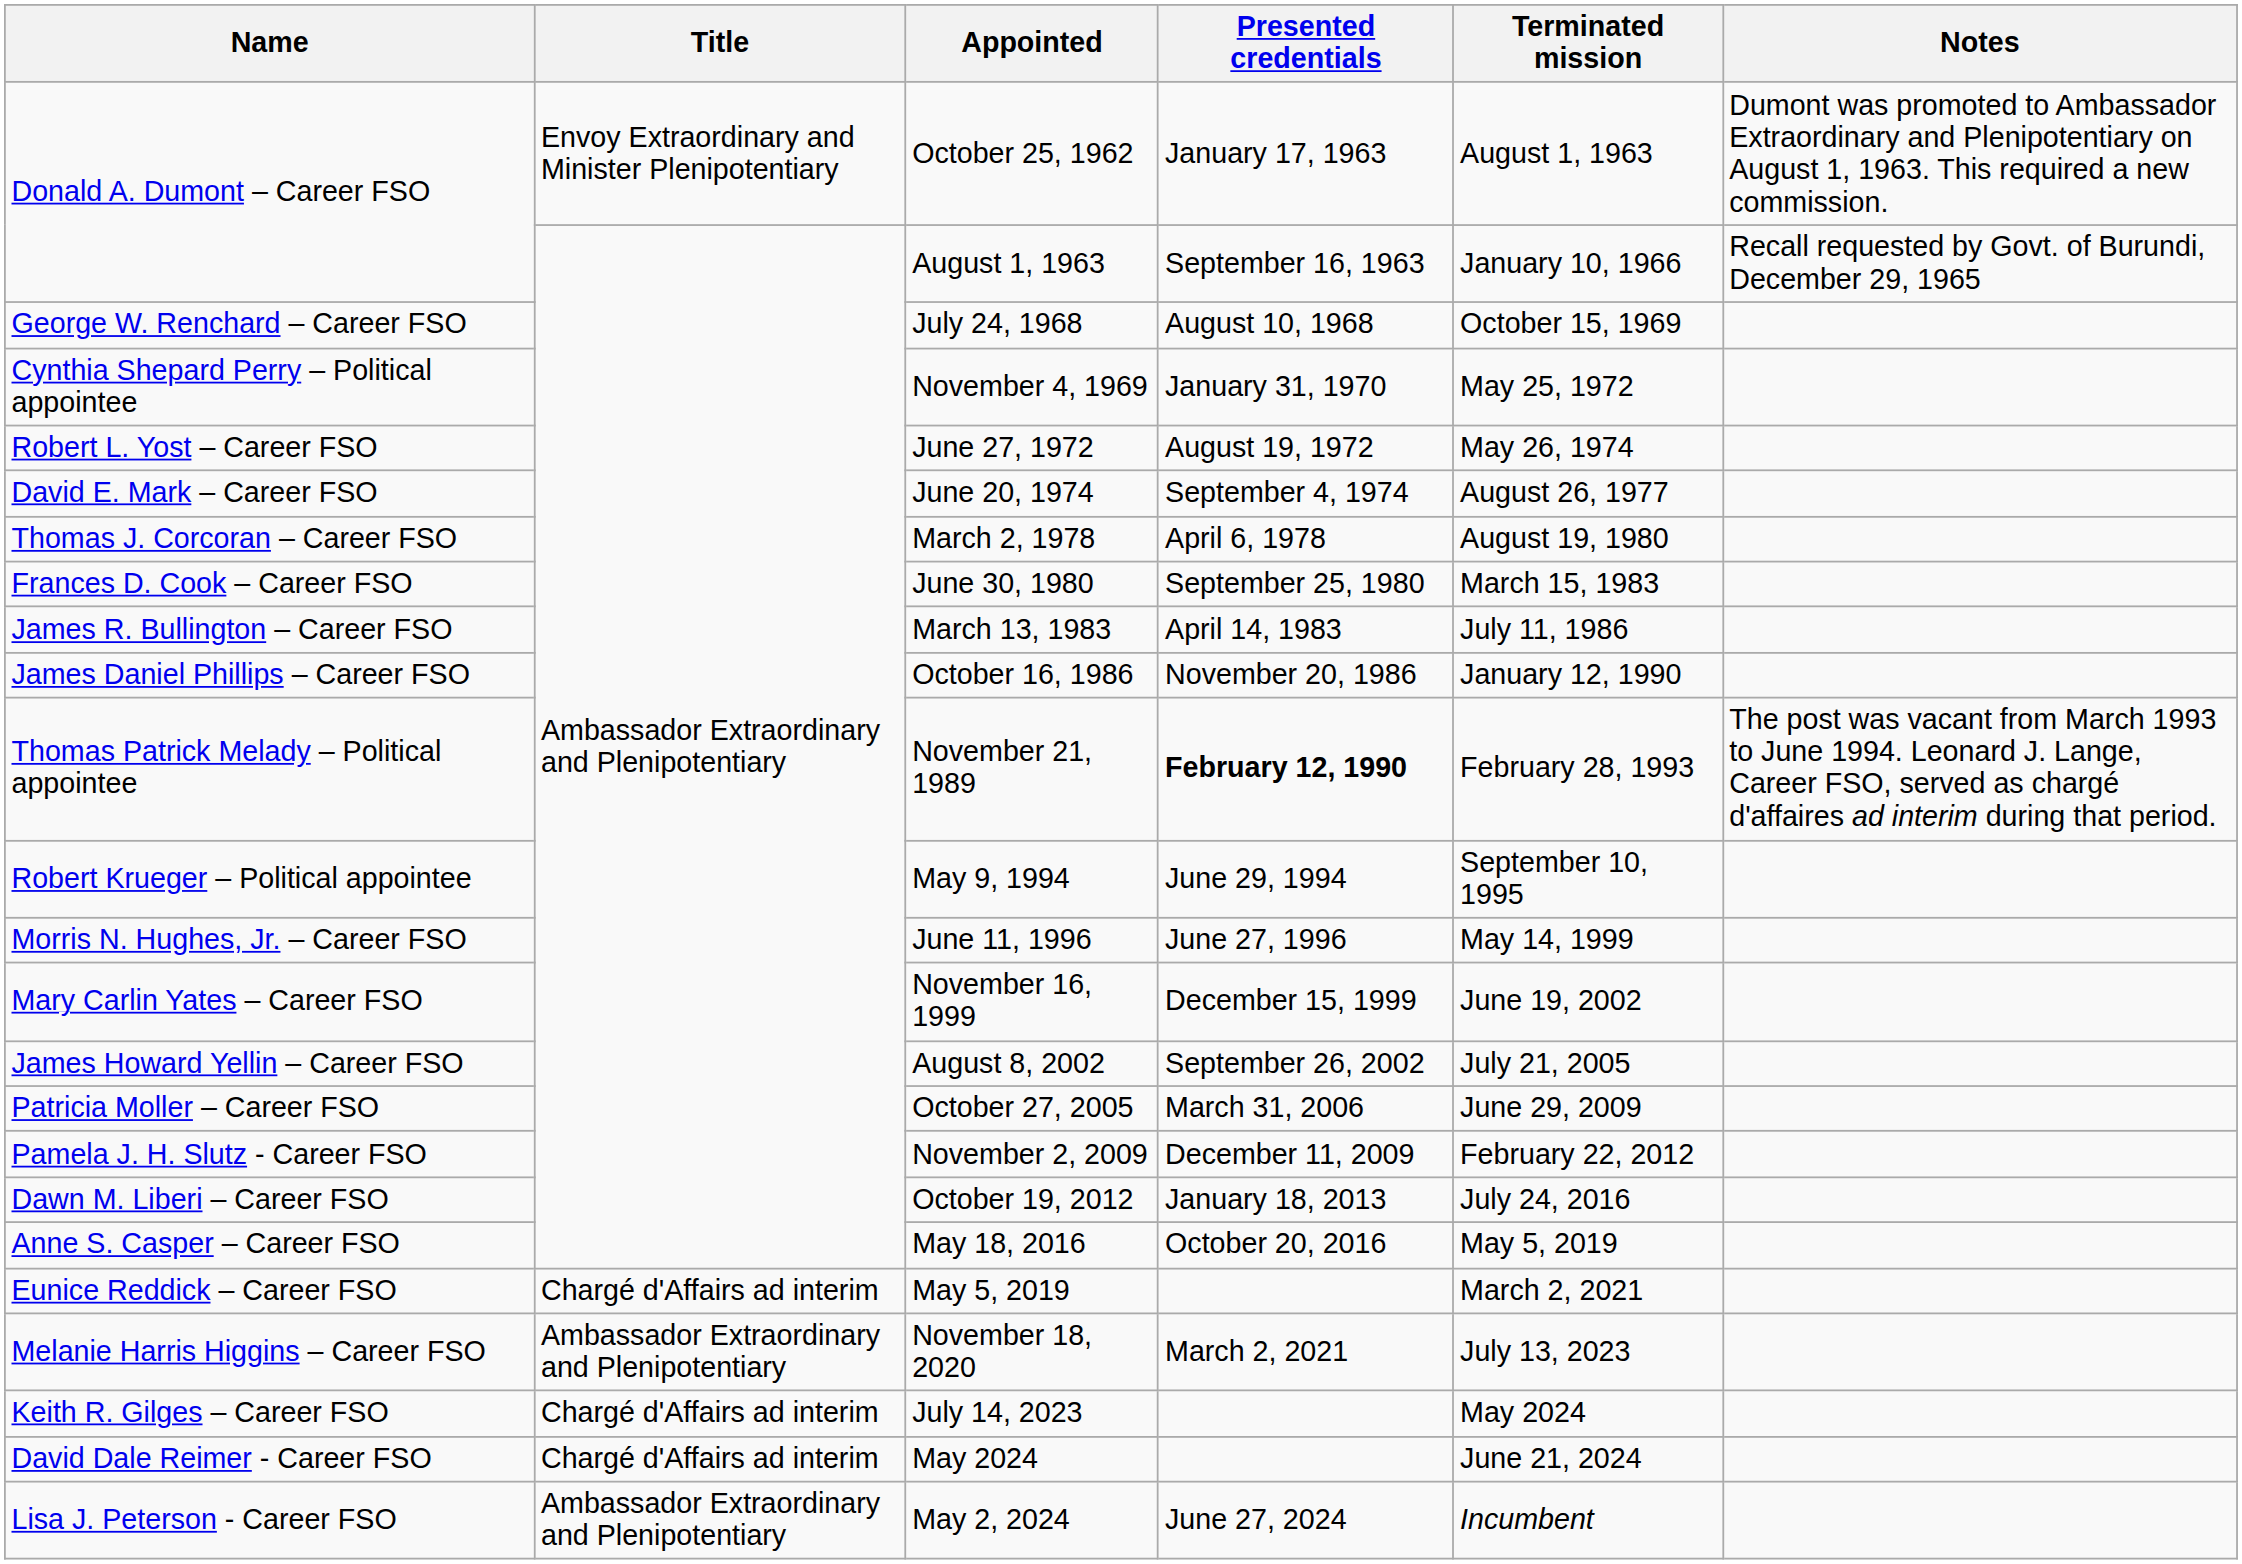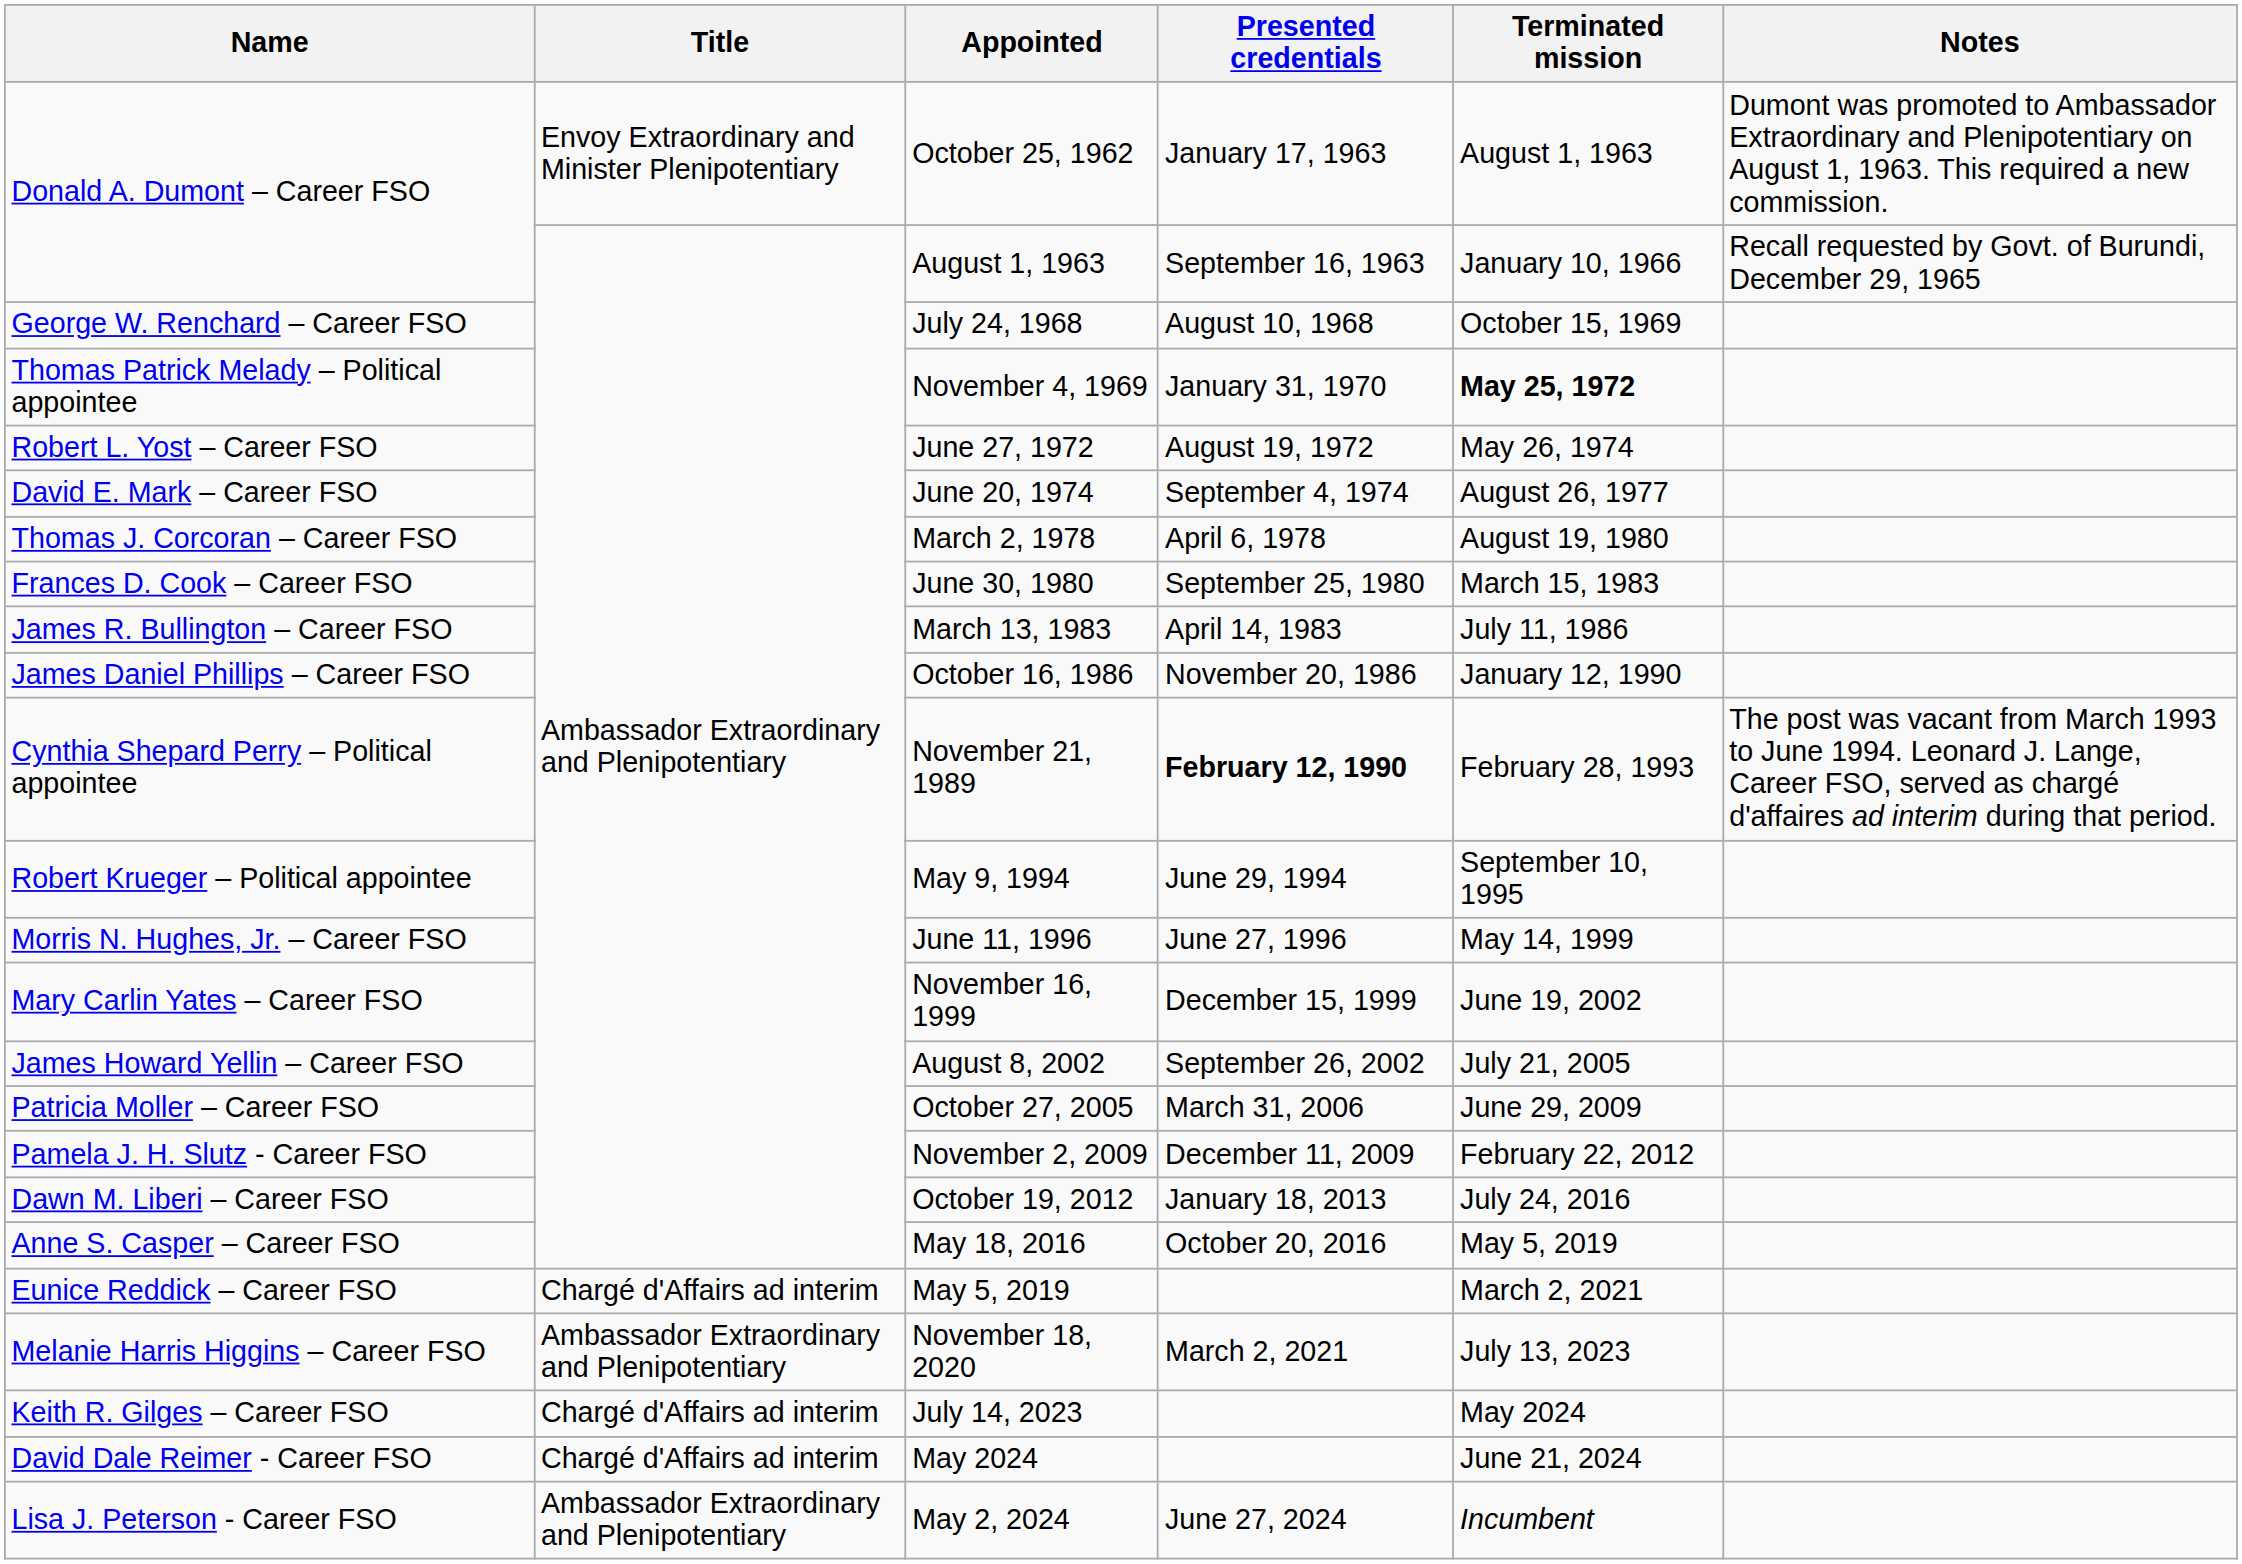(222, 386) Cynthia Shepard Perry – Political appointee -> (226, 386) Thomas Patrick Melady – Political appointee
(1547, 386) normal -> (1548, 386) bold
(226, 768) Thomas Patrick Melady – Political appointee -> (222, 768) Cynthia Shepard Perry – Political appointee
